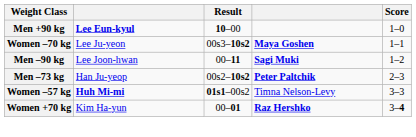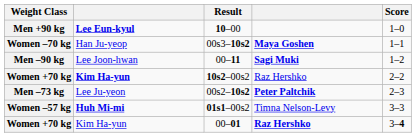(101, 44) Lee Ju-yeon -> (101, 44) Han Ju-yeop
+ row: (228, 76)
(101, 76) Han Ju-yeop -> (101, 92) Lee Ju-yeon
